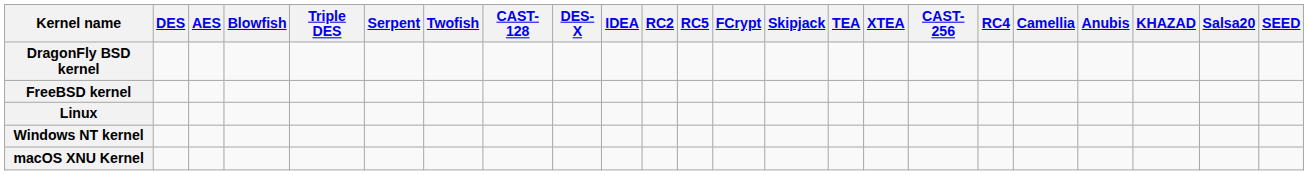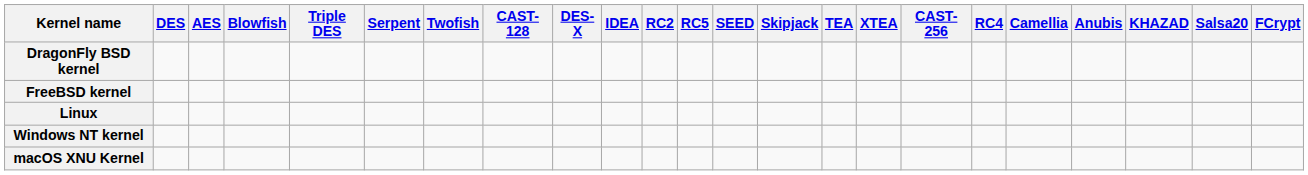columns swapped: (1281, 23) <-> (738, 23)
